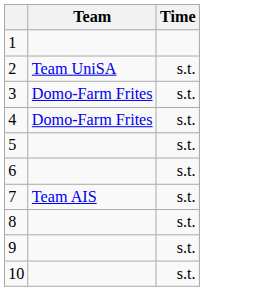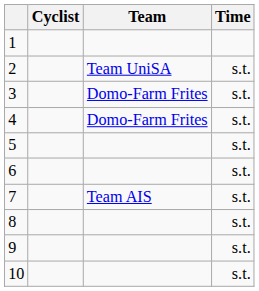+ column: (56, 17)
